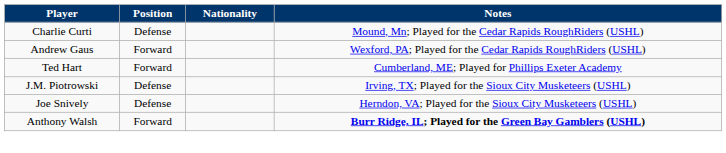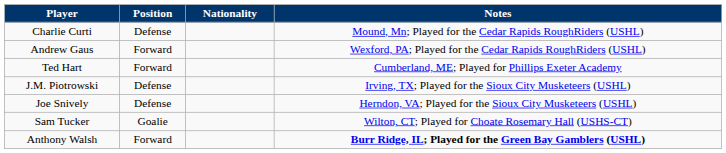+ row: (62, 121)
